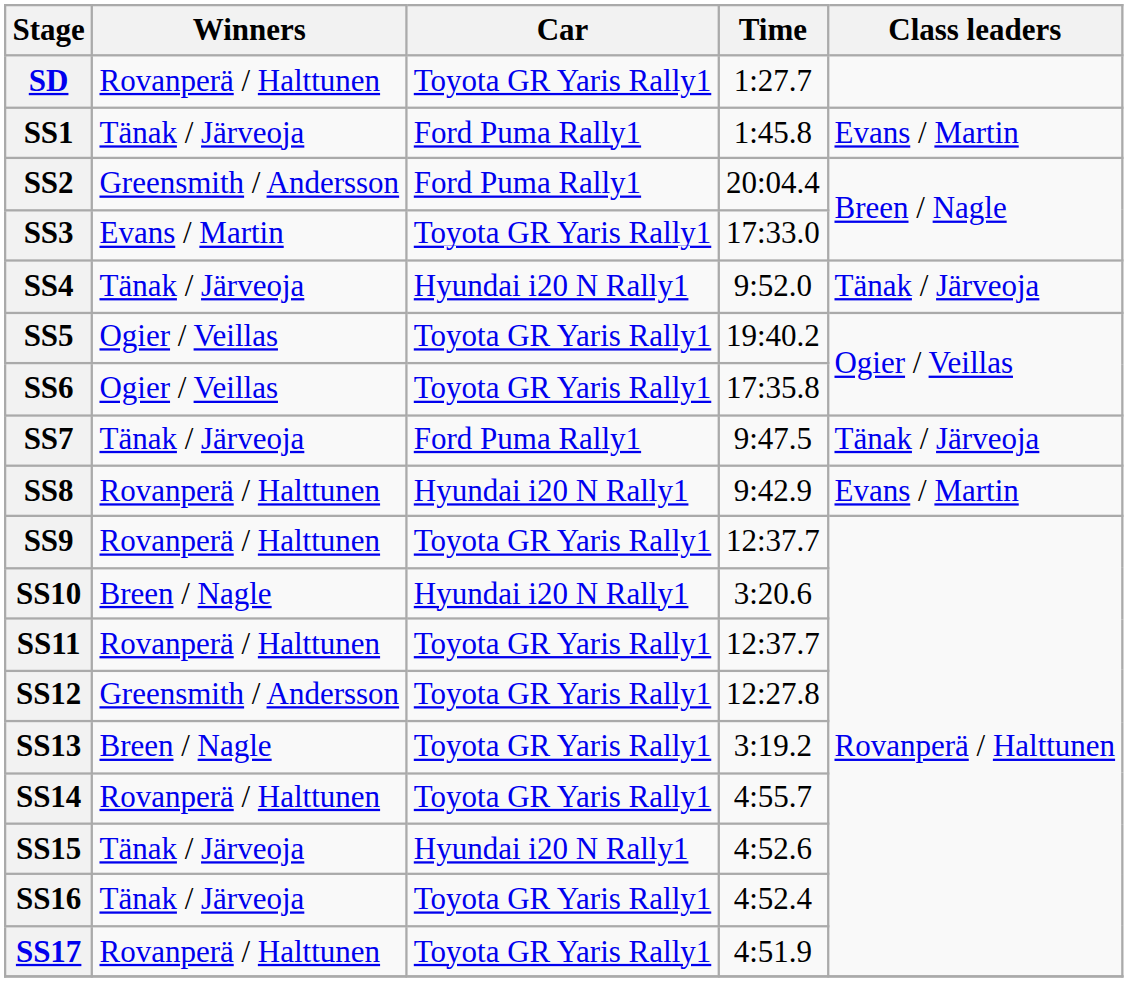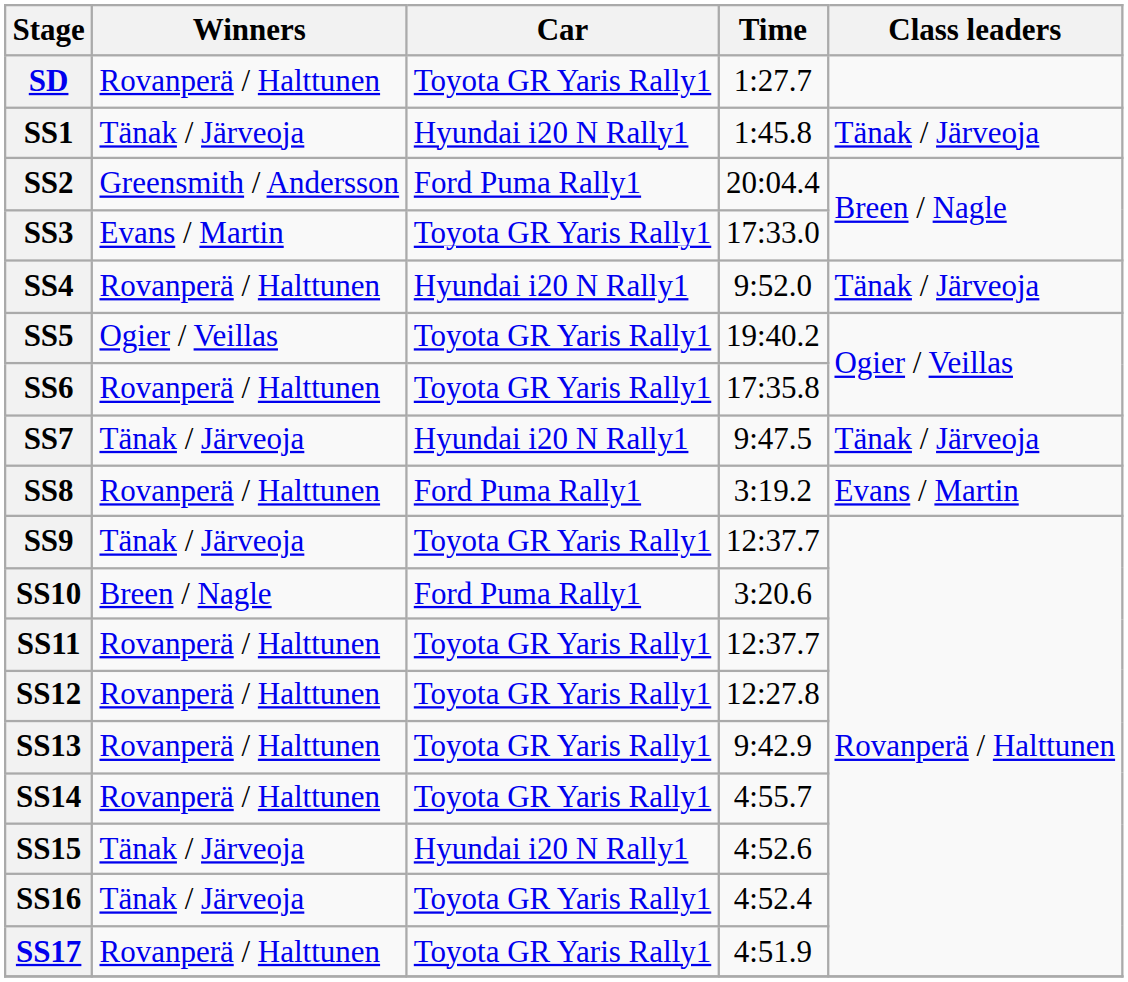(527, 131) Ford Puma Rally1 -> (551, 131) Hyundai i20 N Rally1
(927, 131) Evans / Martin -> (937, 131) Tänak / Järveoja
(202, 285) Tänak / Järveoja -> (240, 285) Rovanperä / Halttunen
(189, 387) Ogier / Veillas -> (240, 387) Rovanperä / Halttunen
(527, 438) Ford Puma Rally1 -> (551, 438) Hyundai i20 N Rally1
(551, 490) Hyundai i20 N Rally1 -> (527, 490) Ford Puma Rally1
(773, 490) 9:42.9 -> (773, 490) 3:19.2
(240, 541) Rovanperä / Halttunen -> (202, 541) Tänak / Järveoja
(551, 592) Hyundai i20 N Rally1 -> (527, 592) Ford Puma Rally1
(249, 694) Greensmith / Andersson -> (240, 694) Rovanperä / Halttunen
(186, 745) Breen / Nagle -> (240, 745) Rovanperä / Halttunen
(773, 745) 3:19.2 -> (773, 745) 9:42.9
